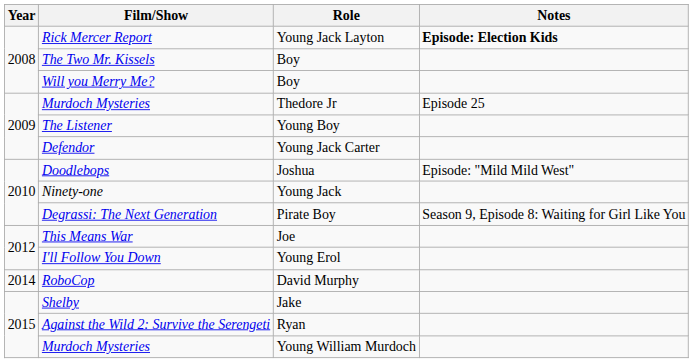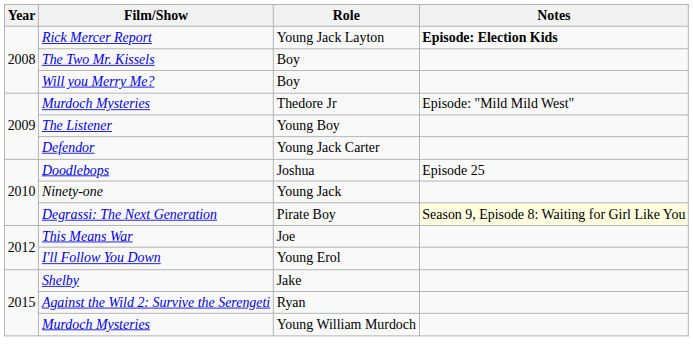(453, 103) Episode 25 -> (498, 103) Episode: "Mild Mild West"
(498, 170) Episode: "Mild Mild West" -> (453, 170) Episode 25
(554, 214) no background -> (554, 214) lightyellow background
- row: (68, 280)
